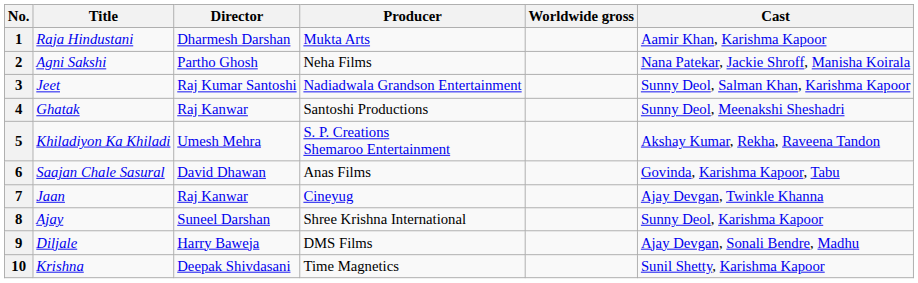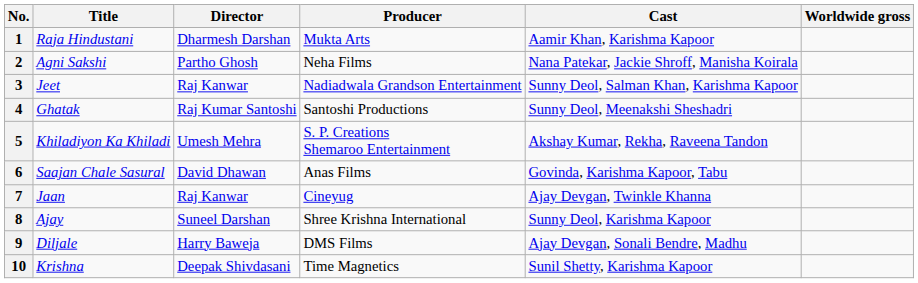columns swapped: (776, 16) <-> (581, 16)
(237, 86) Raj Kumar Santoshi -> (213, 86) Raj Kanwar
(213, 109) Raj Kanwar -> (237, 109) Raj Kumar Santoshi
